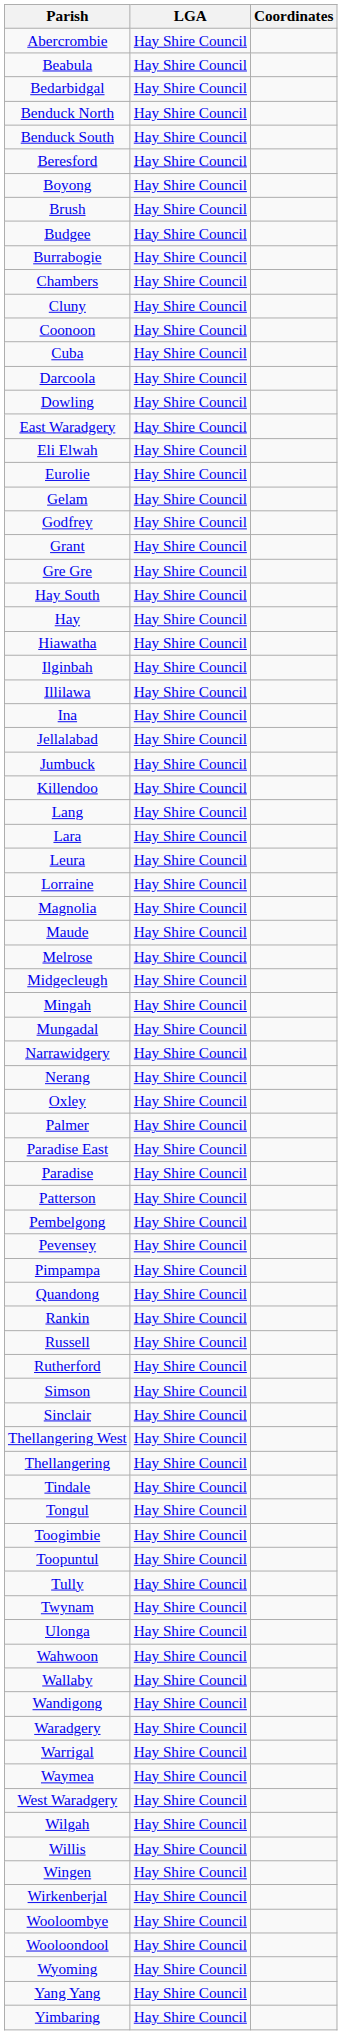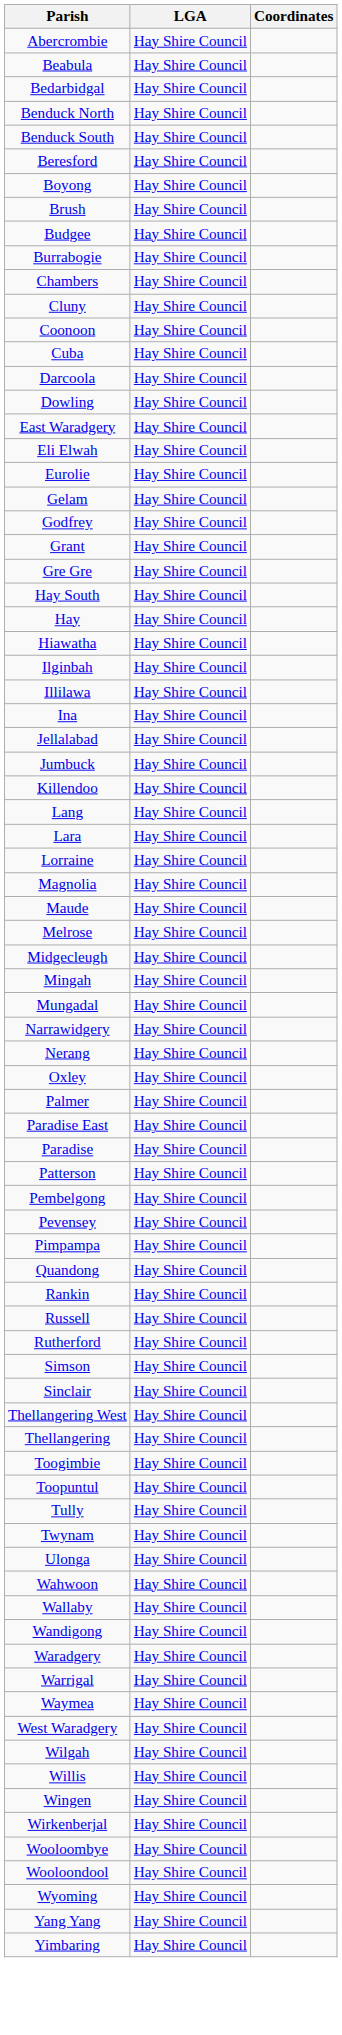- row: (67, 860)
- row: (67, 1487)
- row: (67, 1511)
